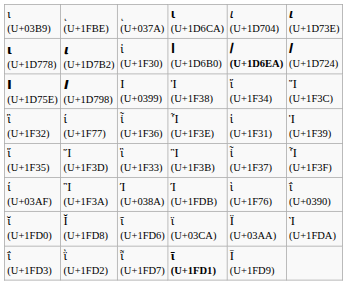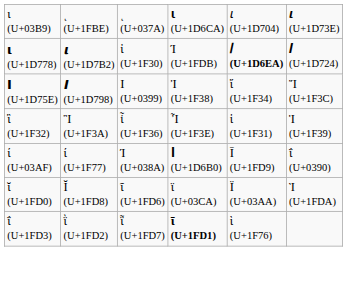(196, 56) 𝚰 (U+1D6B0) -> (194, 56) Ί (U+1FDB)
(85, 126) ί (U+1F77) -> (86, 126) Ἲ (U+1F3A)
- row: (28, 160)
(86, 194) Ἲ (U+1F3A) -> (85, 160) ί (U+1F77)
(194, 194) Ί (U+1FDB) -> (196, 160) 𝚰 (U+1D6B0)
(251, 194) ὶ (U+1F76) -> (252, 160) Ῑ (U+1FD9)
(252, 263) Ῑ (U+1FD9) -> (251, 228) ὶ (U+1F76)
